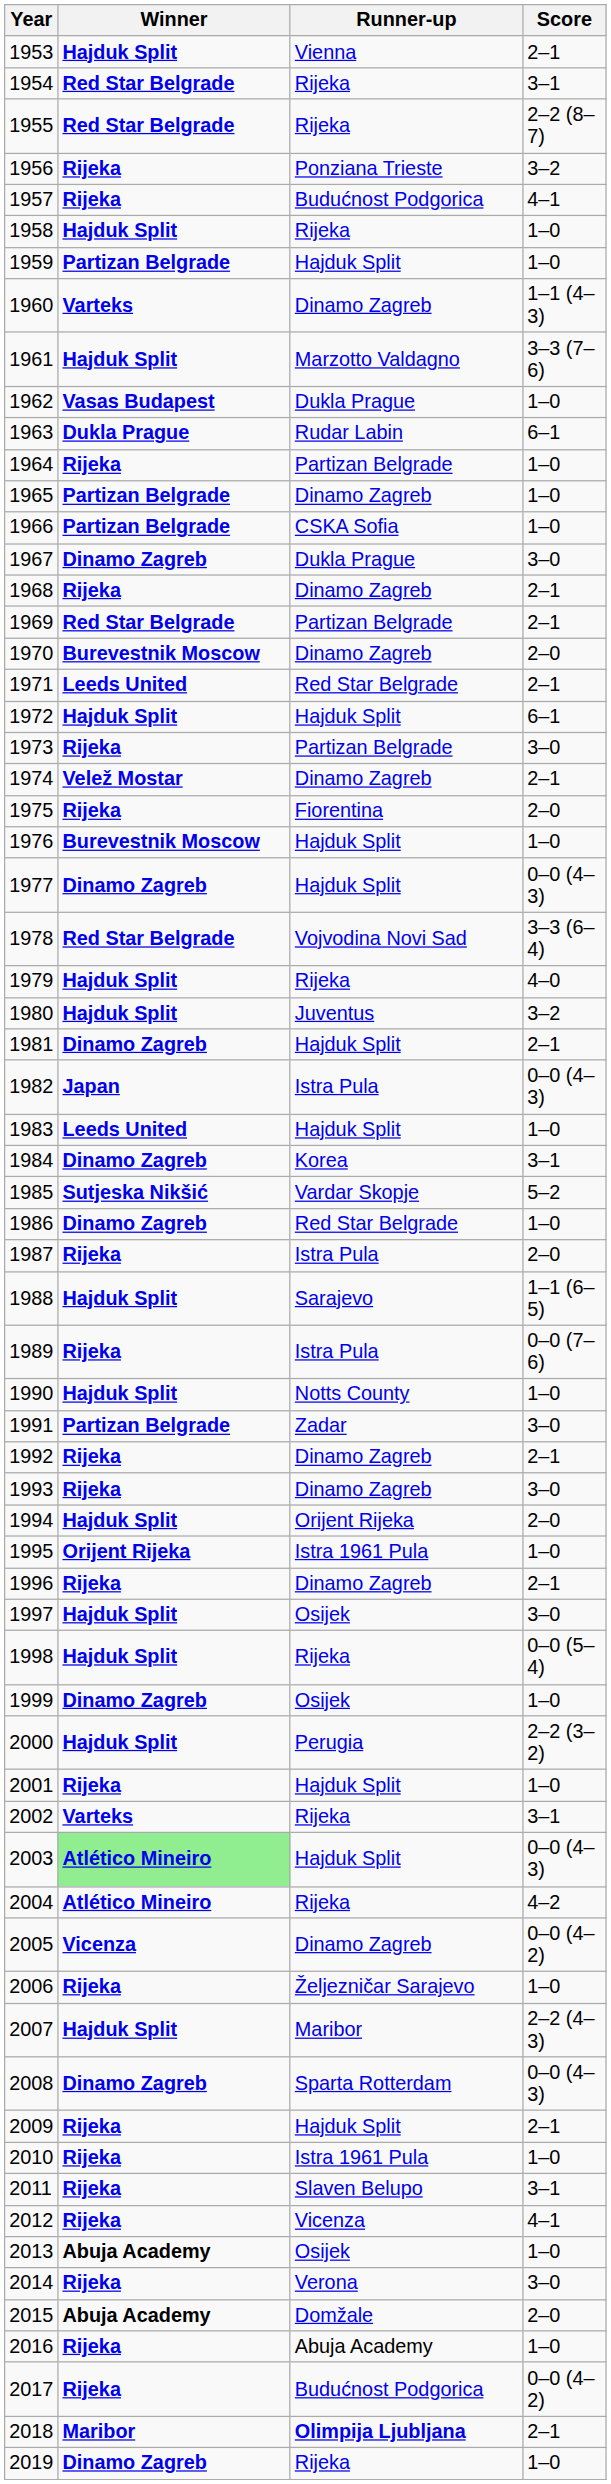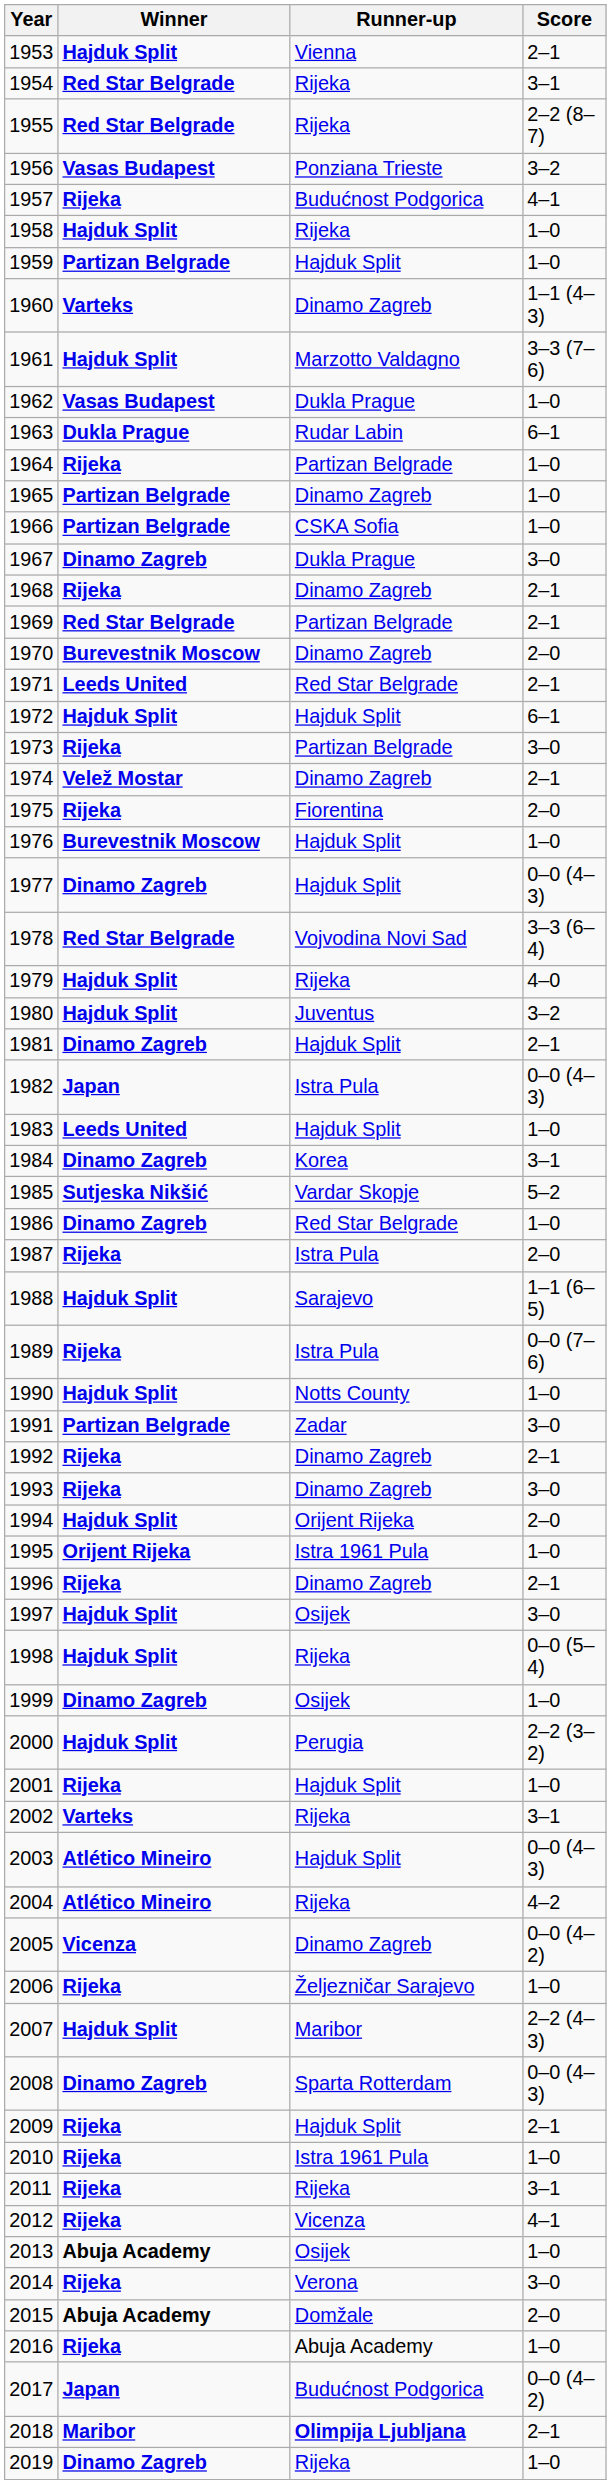(92, 168) Rijeka -> (139, 168) Vasas Budapest
(137, 1859) lightgreen background -> (137, 1859) no background
(359, 2189) Slaven Belupo -> (322, 2189) Rijeka
(92, 2389) Rijeka -> (91, 2389) Japan
